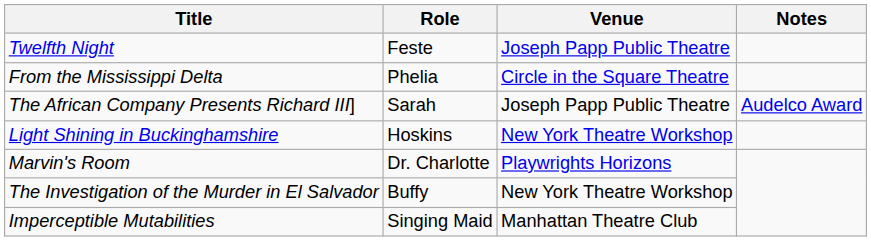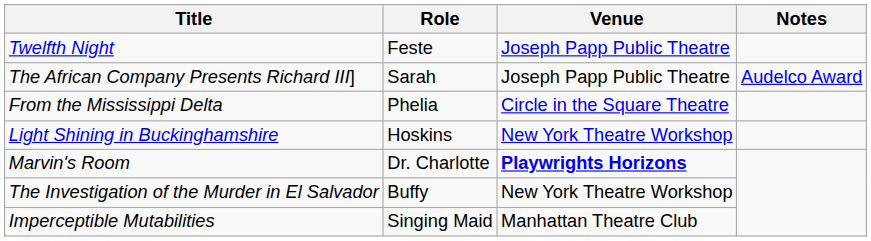rows swapped: (182, 105) <-> (116, 76)
(586, 163) normal -> (594, 163) bold
